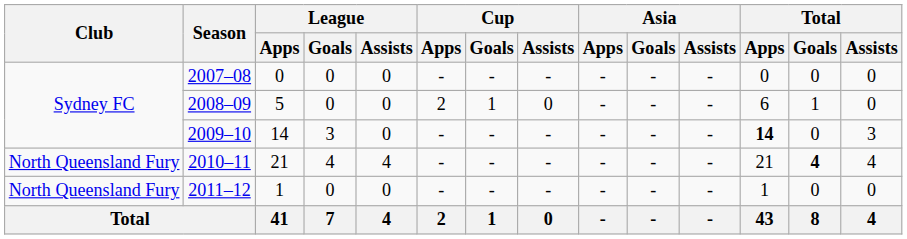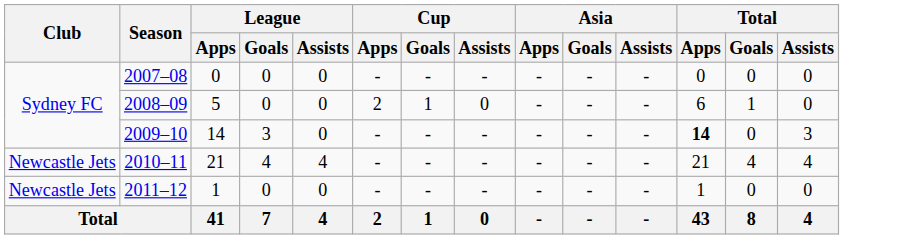(94, 162) North Queensland Fury -> (62, 162) Newcastle Jets
(815, 162) bold -> (751, 162) normal
(94, 190) North Queensland Fury -> (62, 190) Newcastle Jets
